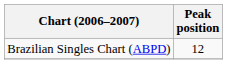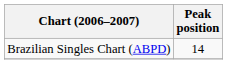(198, 48) 12 -> (198, 48) 14
